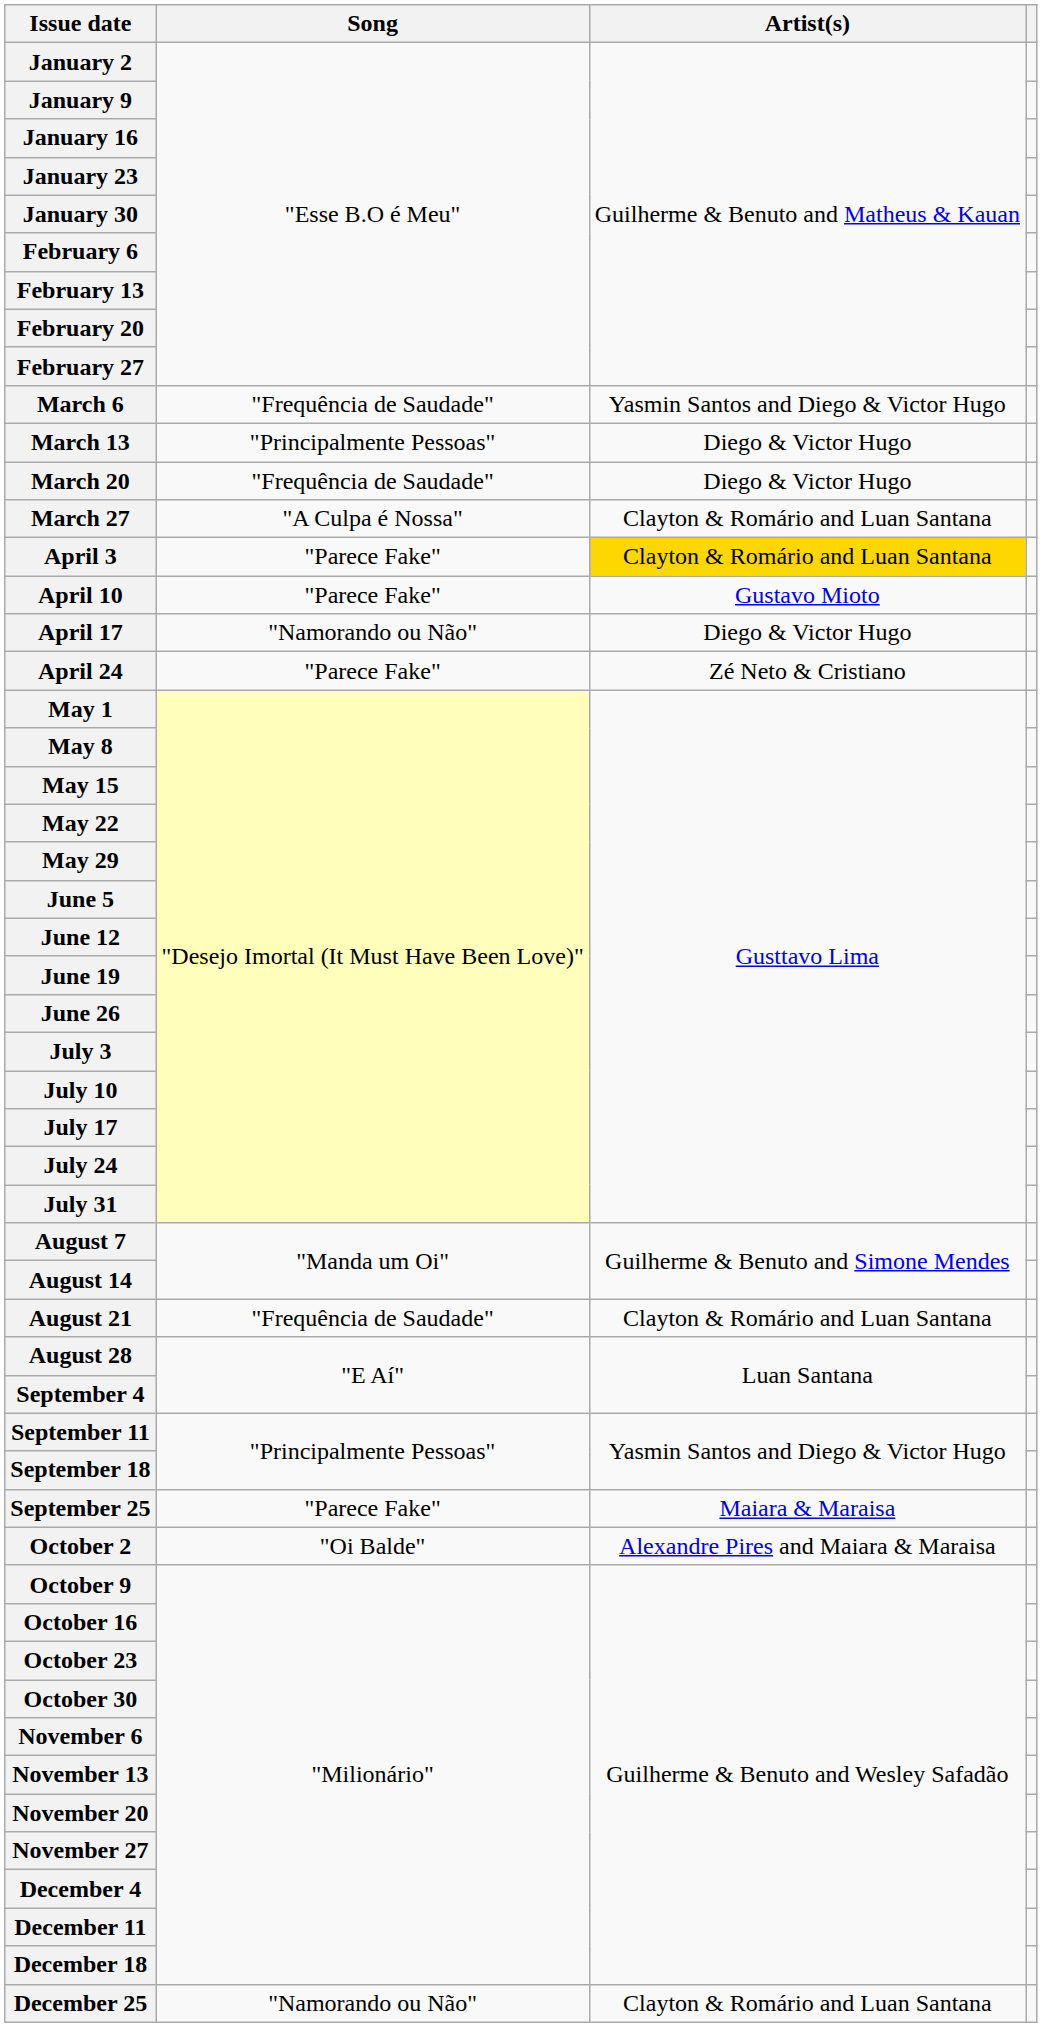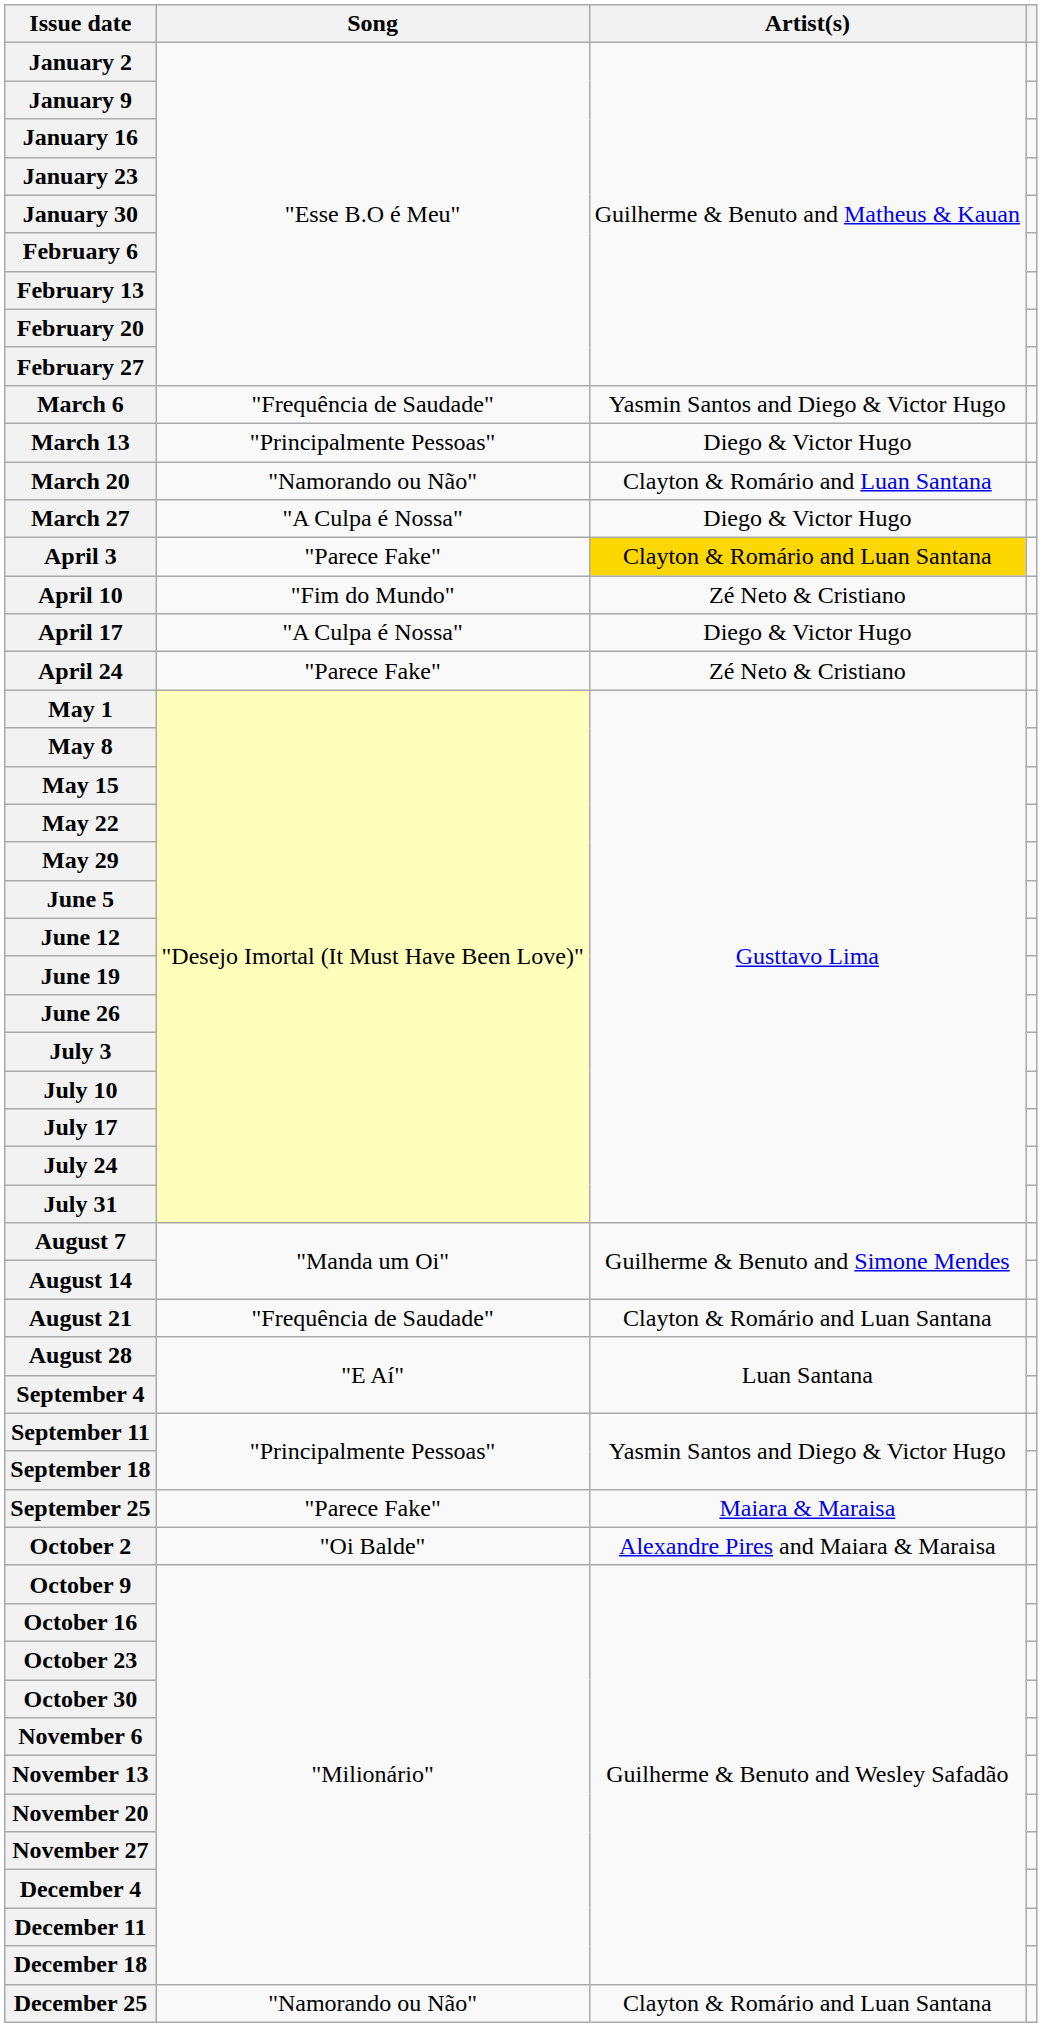(373, 480) "Frequência de Saudade" -> (373, 480) "Namorando ou Não"
(807, 480) Diego & Victor Hugo -> (807, 480) Clayton & Romário and Luan Santana
(807, 518) Clayton & Romário and Luan Santana -> (807, 518) Diego & Victor Hugo
(373, 594) "Parece Fake" -> (373, 594) "Fim do Mundo"
(807, 594) Gustavo Mioto -> (807, 594) Zé Neto & Cristiano
(373, 632) "Namorando ou Não" -> (373, 632) "A Culpa é Nossa"
